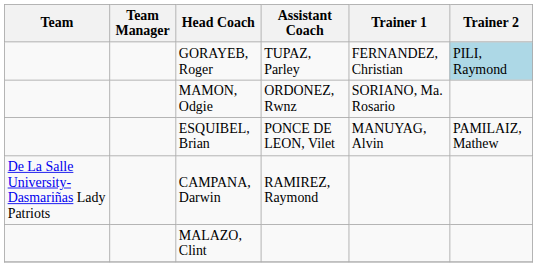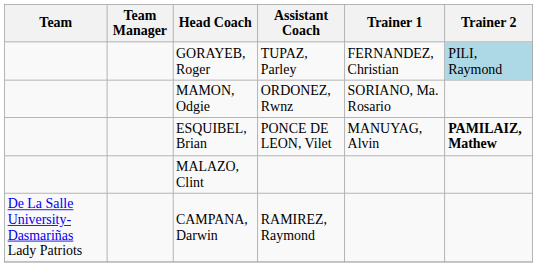(487, 136) normal -> (485, 136) bold
rows swapped: (210, 243) <-> (215, 189)
